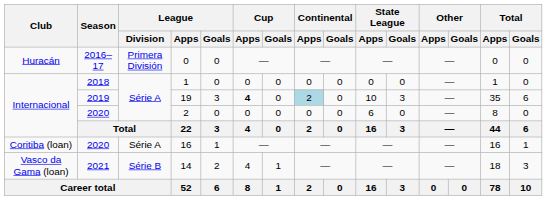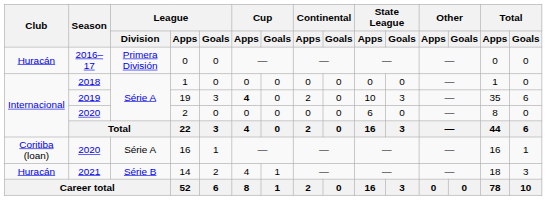(309, 97) lightblue background -> (308, 97) no background
(41, 166) Vasco da Gama (loan) -> (36, 171) Huracán
